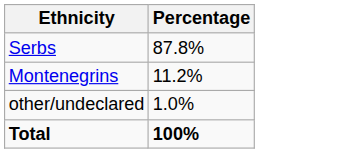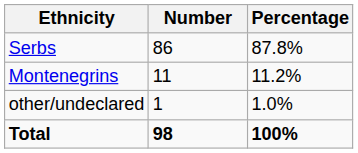+ column: (198, 18)
